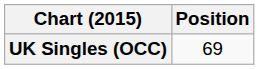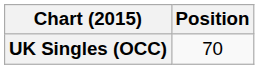(213, 49) 69 -> (213, 49) 70
